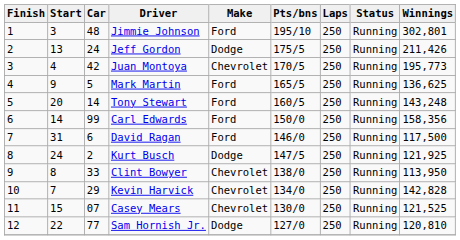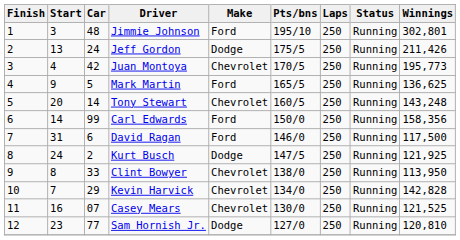(224, 101) Ford -> (240, 101) Chevrolet
(56, 208) 15 -> (56, 208) 16
(56, 225) 22 -> (56, 225) 23
